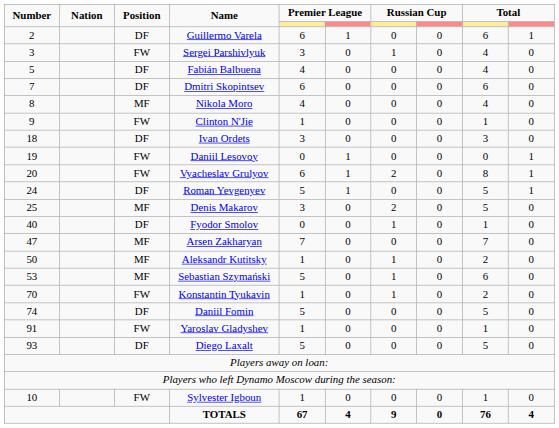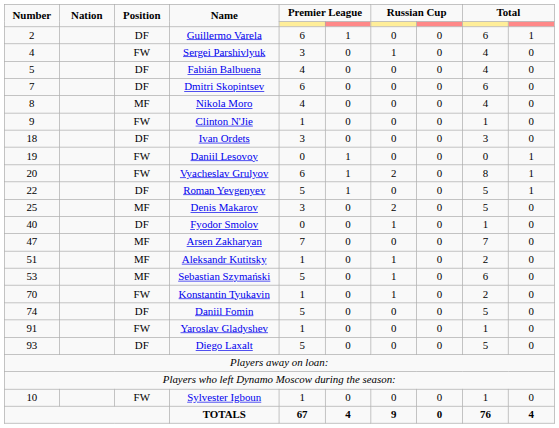(32, 52) 3 -> (32, 52) 4
(32, 190) 24 -> (32, 190) 22
(32, 259) 50 -> (32, 259) 51
